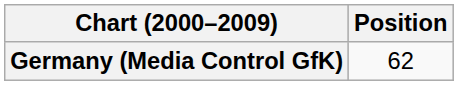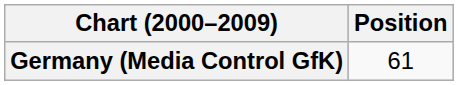(401, 60) 62 -> (401, 60) 61
